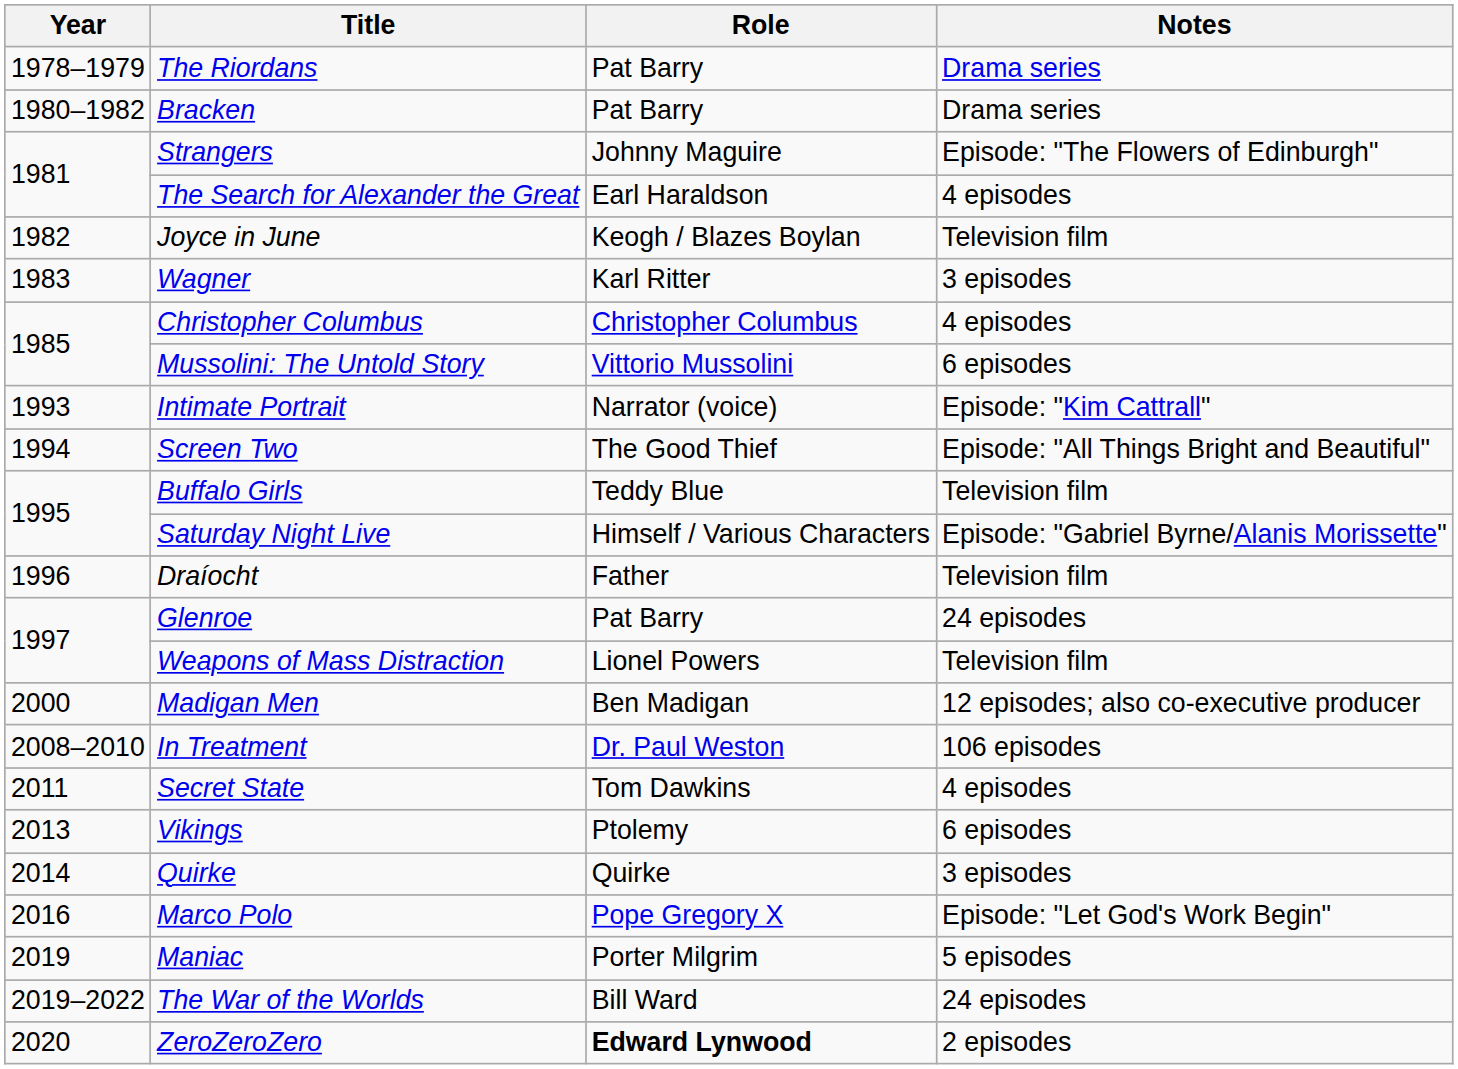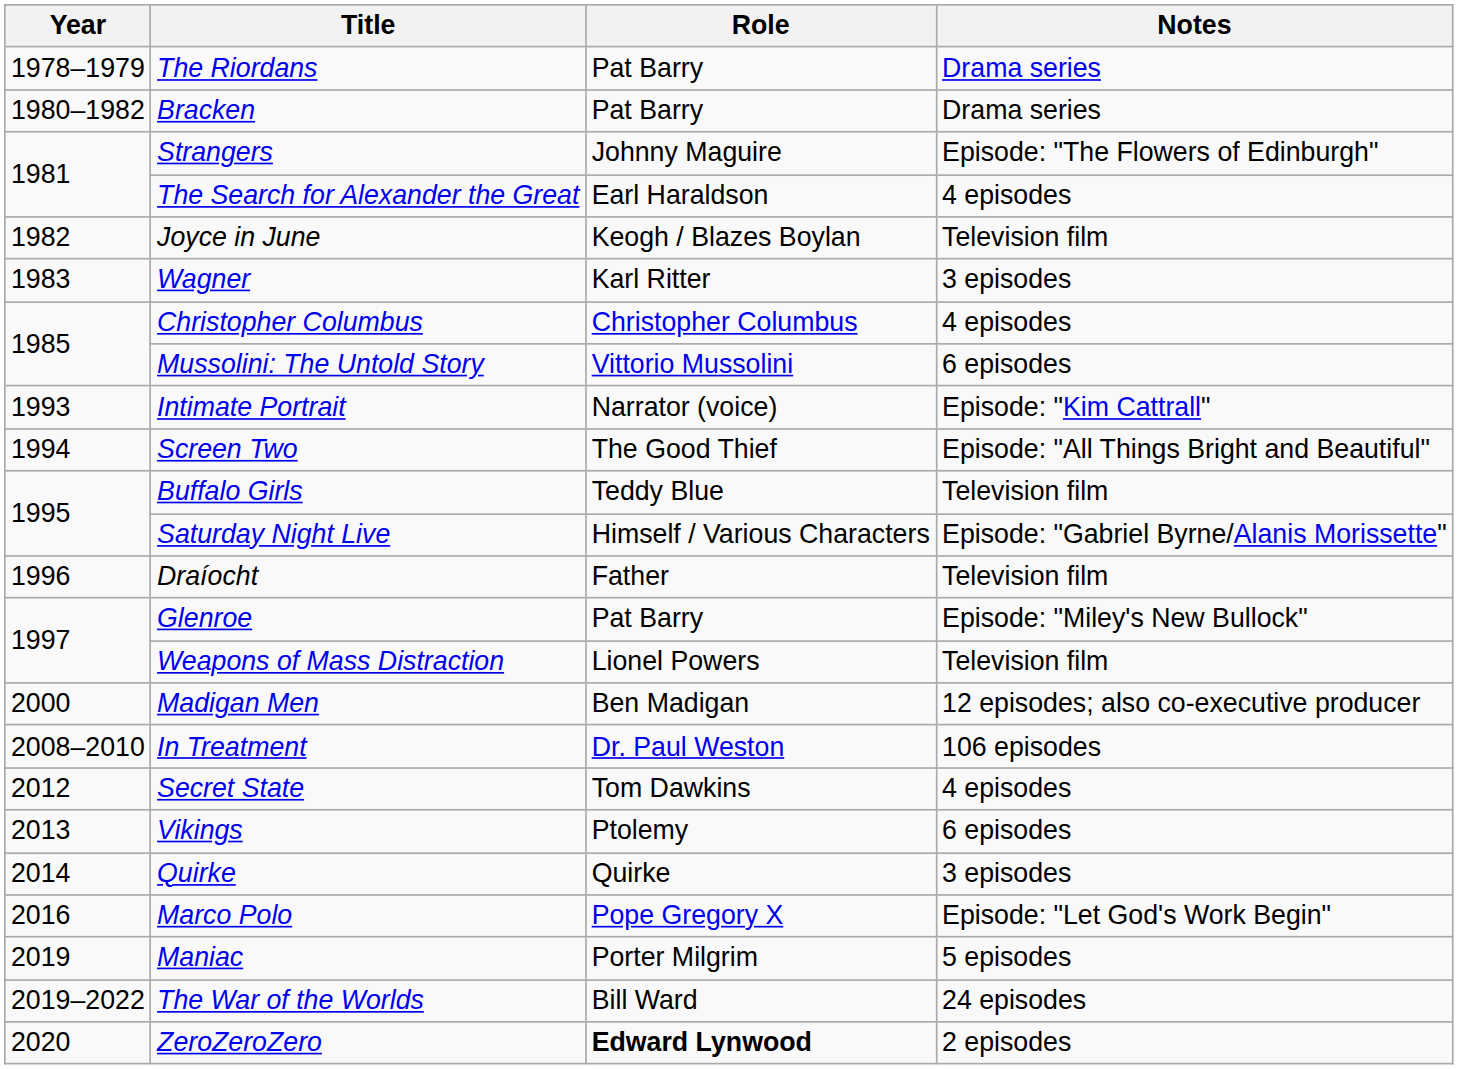(1014, 618) 24 episodes -> (1125, 618) Episode: "Miley's New Bullock"
(40, 788) 2011 -> (41, 788) 2012
